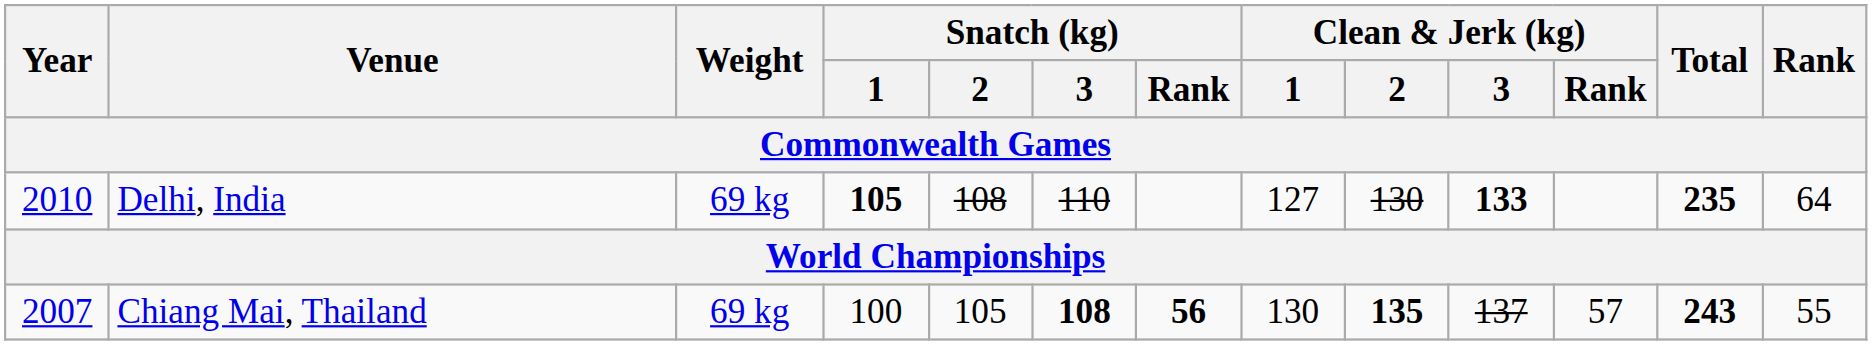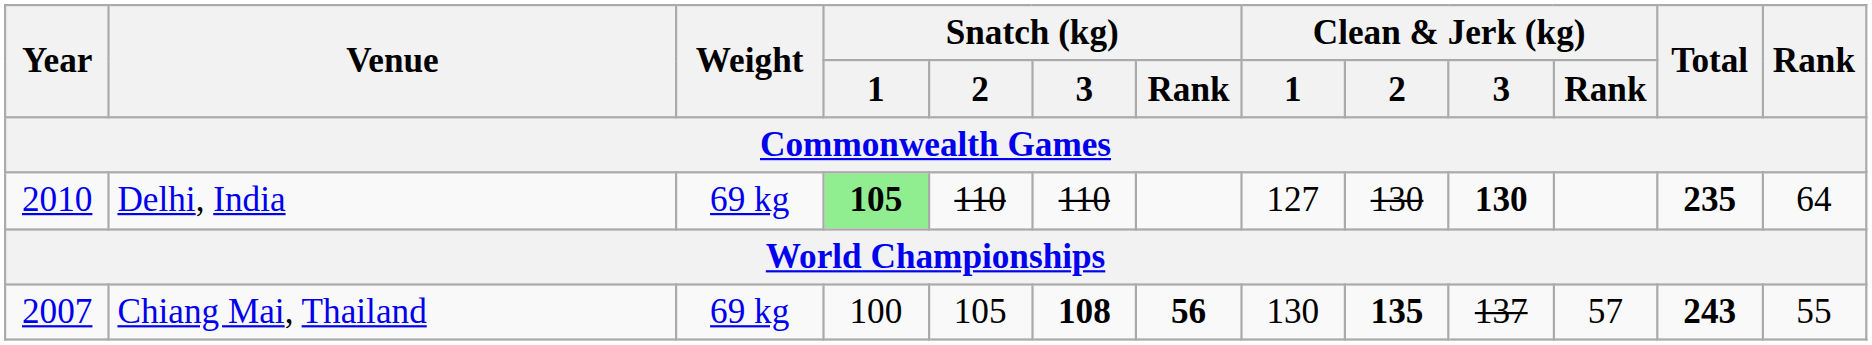(876, 199) no background -> (876, 199) lightgreen background
(980, 199) 108 -> (980, 199) 110
(1501, 199) 133 -> (1501, 199) 130
